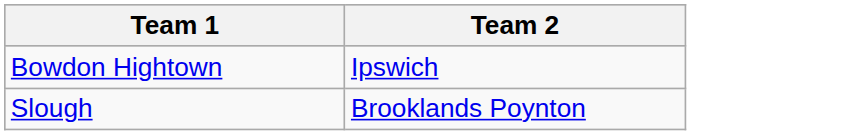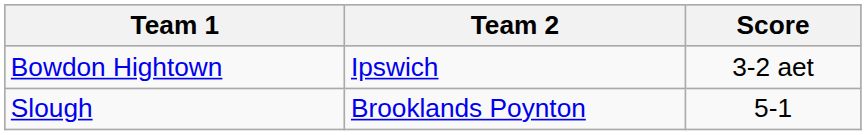+ column: (773, 25)
